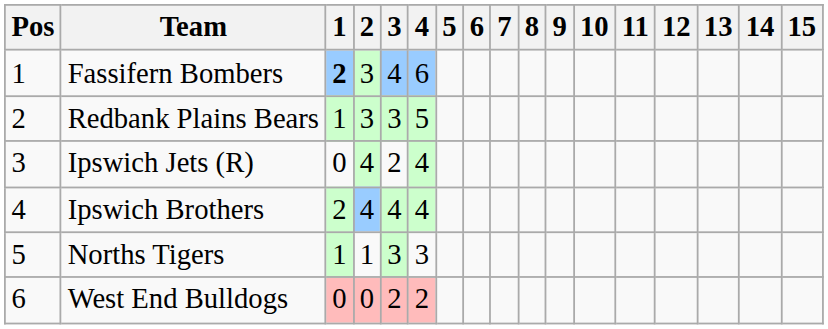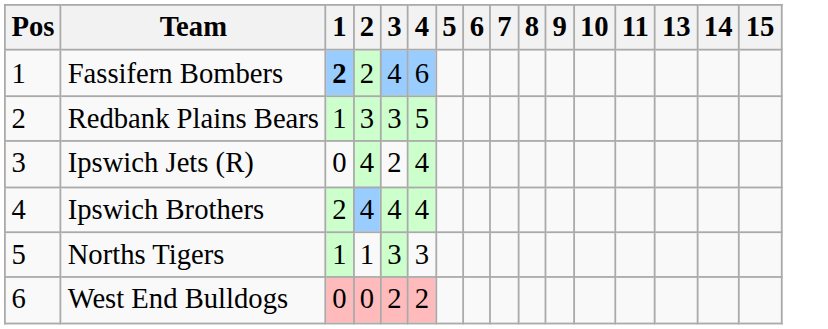- column: (676, 27)
(367, 72) 3 -> (367, 72) 2
